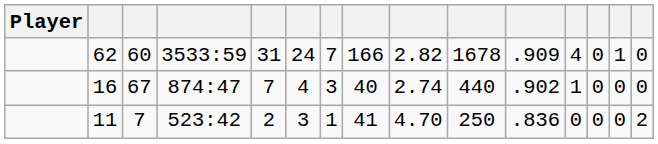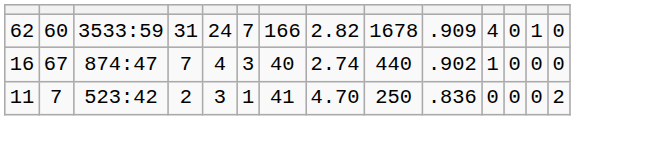- column: (46, 21)
